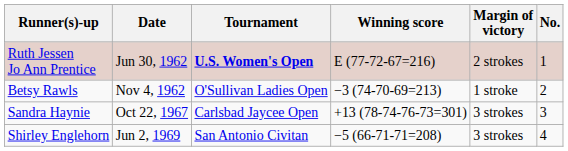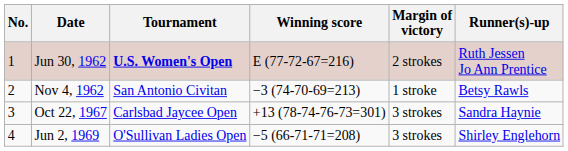columns swapped: (550, 23) <-> (58, 23)
(261, 91) O'Sullivan Ladies Open -> (170, 91) San Antonio Civitan
(251, 135) San Antonio Civitan -> (180, 135) O'Sullivan Ladies Open
